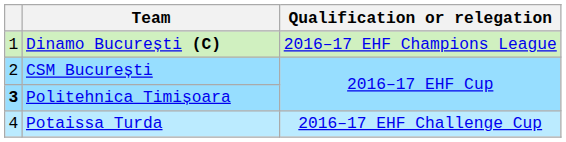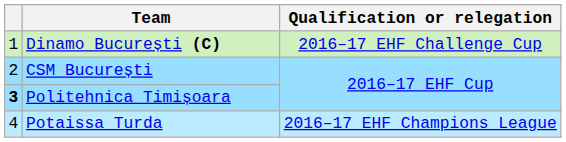(420, 44) 2016–17 EHF Champions League -> (420, 44) 2016–17 EHF Challenge Cup
(420, 124) 2016–17 EHF Challenge Cup -> (420, 124) 2016–17 EHF Champions League
